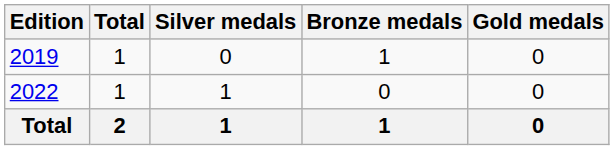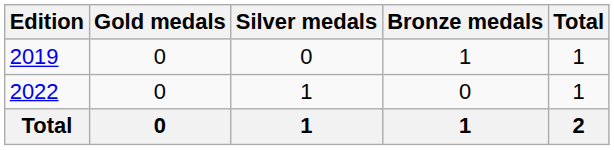columns swapped: (538, 21) <-> (119, 21)
